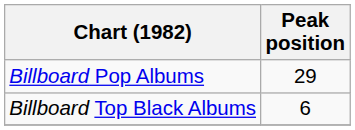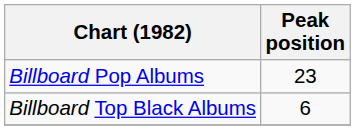(305, 76) 29 -> (305, 76) 23
